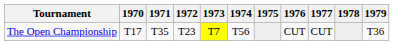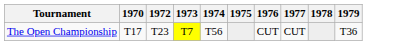- column: (160, 13)
